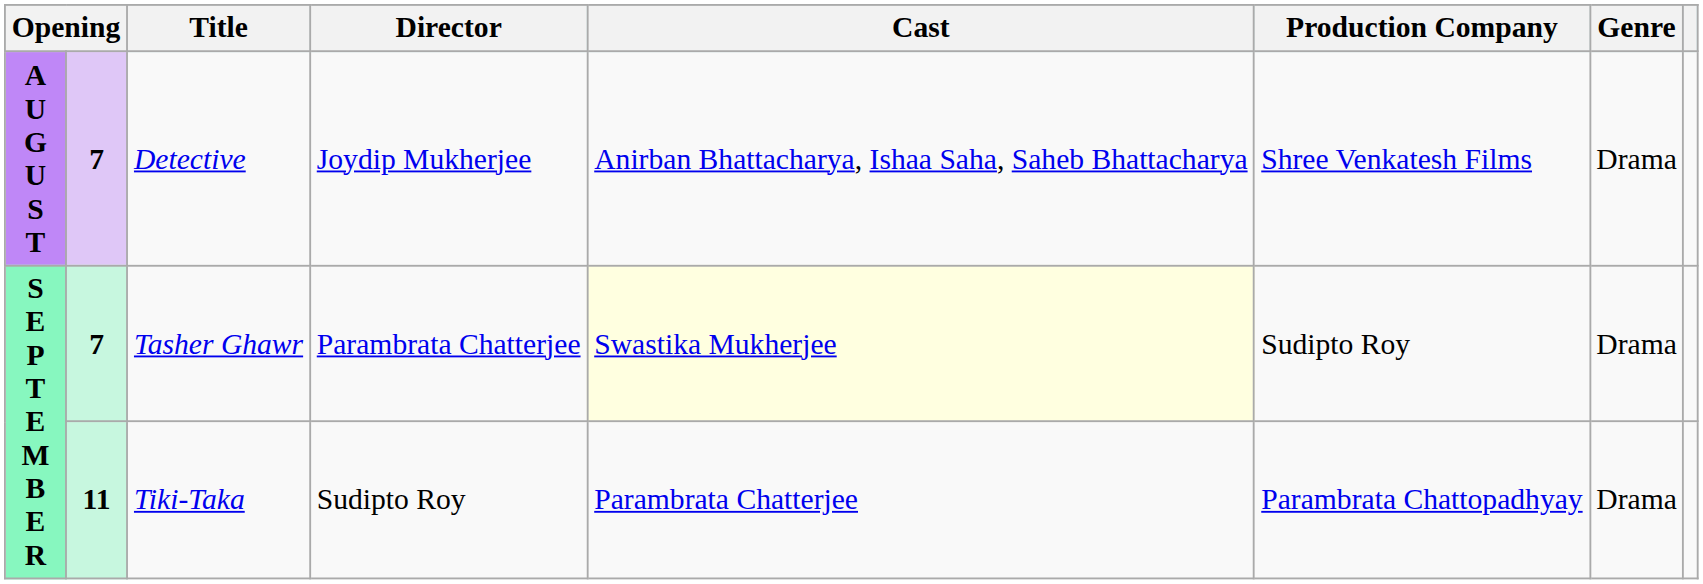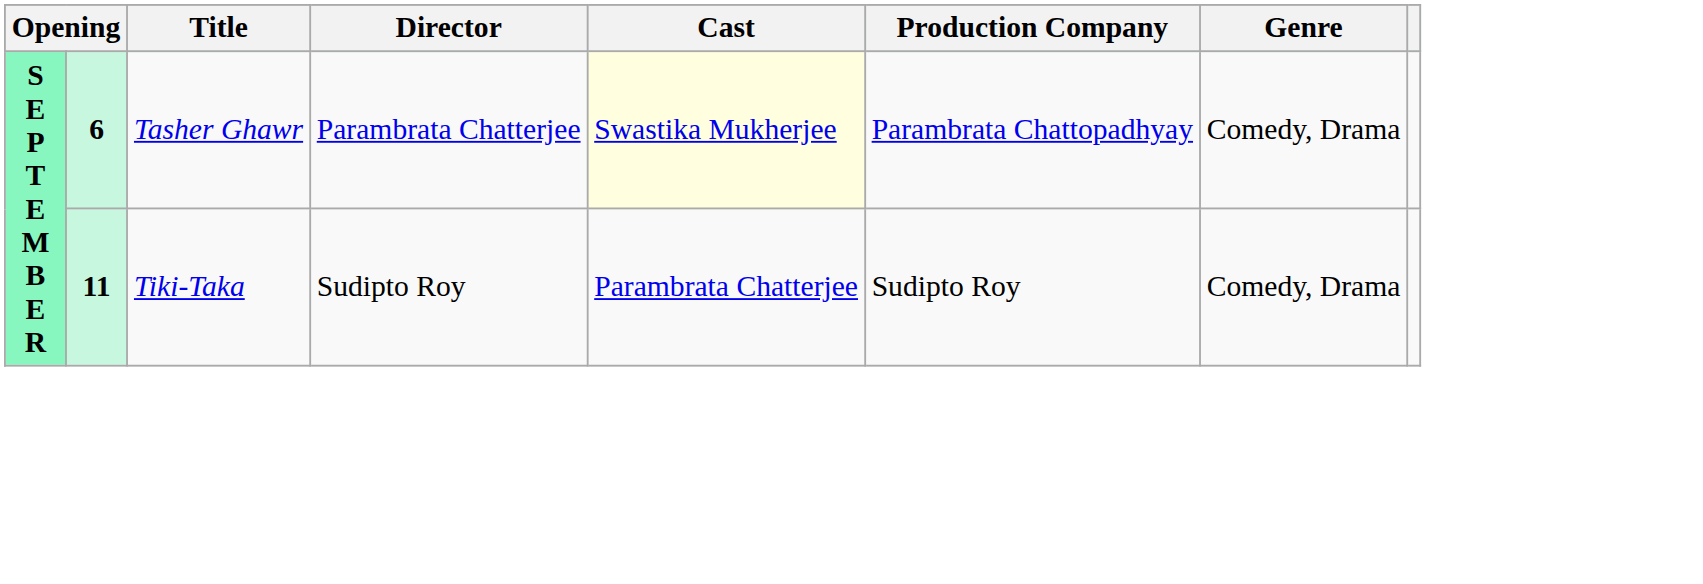- row: (190, 158)
(97, 343) 7 -> (97, 129) 6
(1336, 343) Sudipto Roy -> (1032, 129) Parambrata Chattopadhyay
(1637, 343) Drama -> (1304, 129) Comedy, Drama
(1422, 499) Parambrata Chattopadhyay -> (946, 286) Sudipto Roy
(1637, 499) Drama -> (1304, 286) Comedy, Drama
